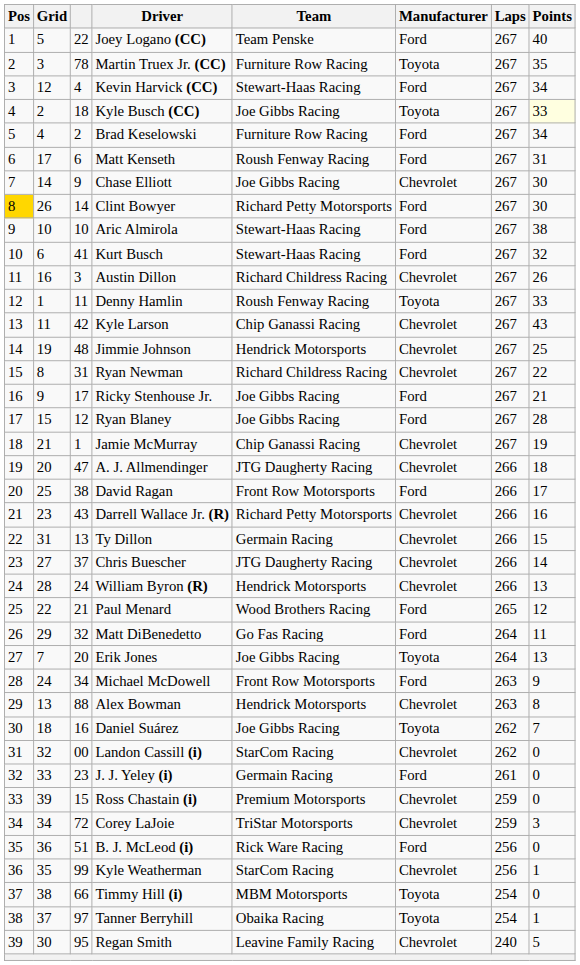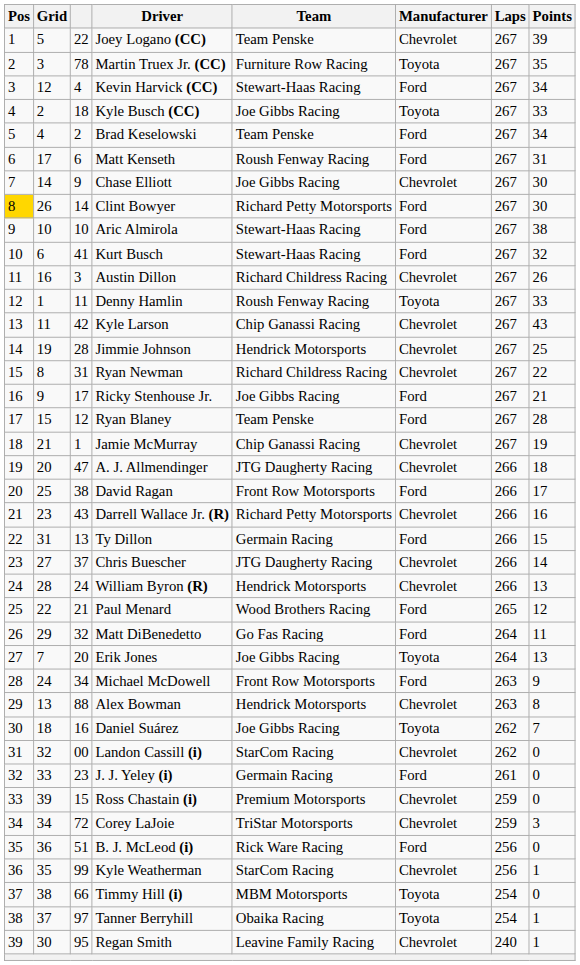(413, 39) Ford -> (428, 39) Chevrolet
(540, 39) 40 -> (540, 39) 39
(540, 110) lightyellow background -> (540, 110) no background
(302, 134) Furniture Row Racing -> (275, 134) Team Penske
(81, 348) 48 -> (81, 348) 28
(288, 419) Joe Gibbs Racing -> (275, 419) Team Penske
(428, 538) Chevrolet -> (413, 538) Ford
(536, 941) 5 -> (536, 941) 1
